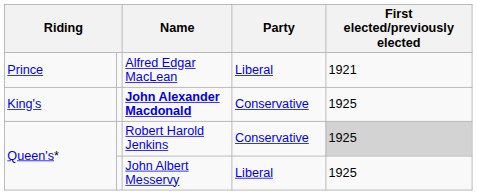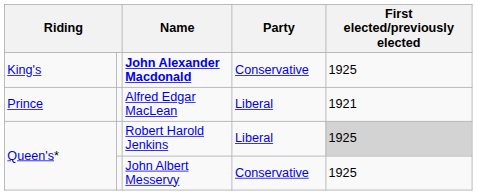rows swapped: (173, 104) <-> (160, 70)
(272, 138) Conservative -> (254, 138) Liberal
(254, 172) Liberal -> (272, 172) Conservative
